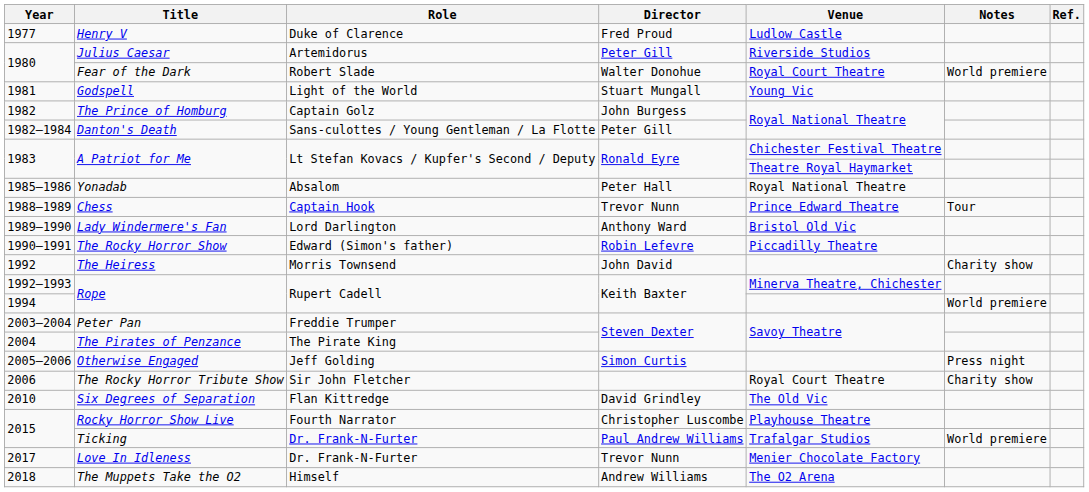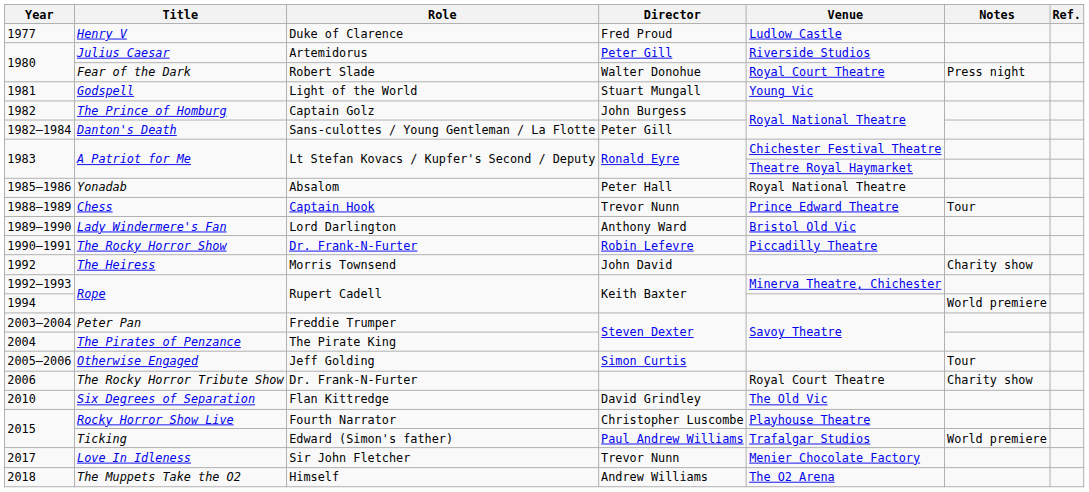(997, 72) World premiere -> (986, 72) Press night
(371, 245) Edward (Simon's father) -> (353, 245) Dr. Frank-N-Furter
(986, 361) Press night -> (961, 361) Tour
(350, 380) Sir John Fletcher -> (353, 380) Dr. Frank-N-Furter
(353, 438) Dr. Frank-N-Furter -> (371, 438) Edward (Simon's father)
(353, 458) Dr. Frank-N-Furter -> (350, 458) Sir John Fletcher
